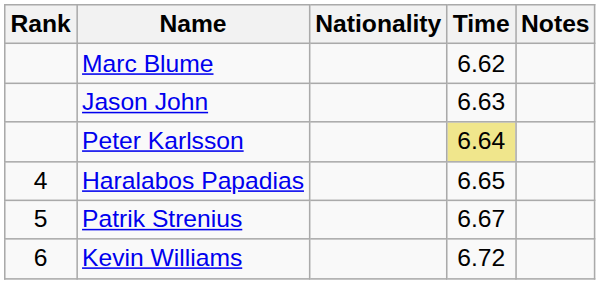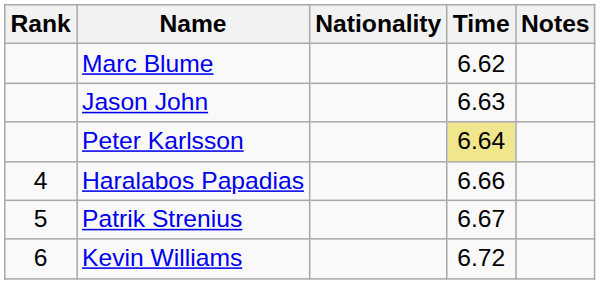(481, 180) 6.65 -> (481, 180) 6.66
